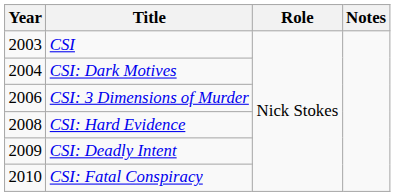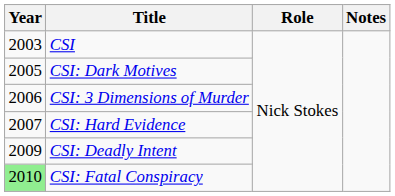(25, 71) 2004 -> (25, 71) 2005
(25, 124) 2008 -> (25, 124) 2007
(25, 177) no background -> (25, 177) lightgreen background
